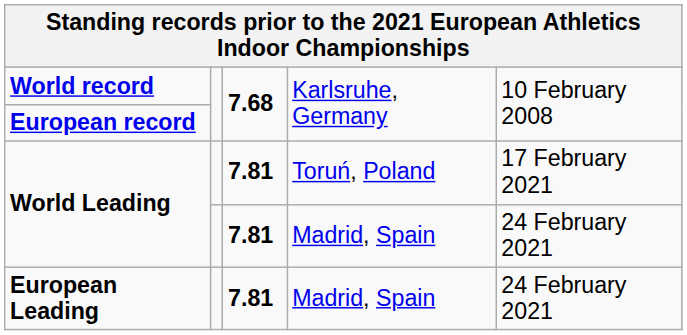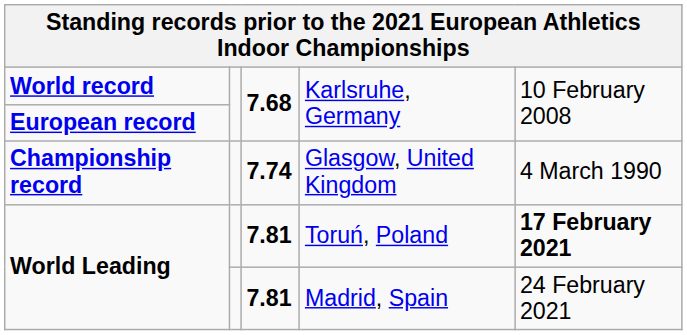+ row: (91, 172)
(564, 172) normal -> (586, 235) bold
- row: (64, 298)
